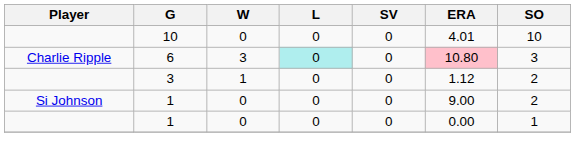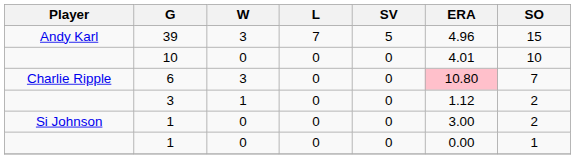+ row: (69, 36)
(316, 57) paleturquoise background -> (316, 79) no background
(534, 57) 3 -> (534, 79) 7
(461, 100) 9.00 -> (461, 121) 3.00
